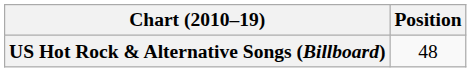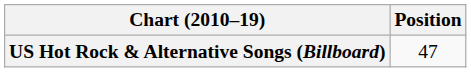(428, 50) 48 -> (428, 50) 47
